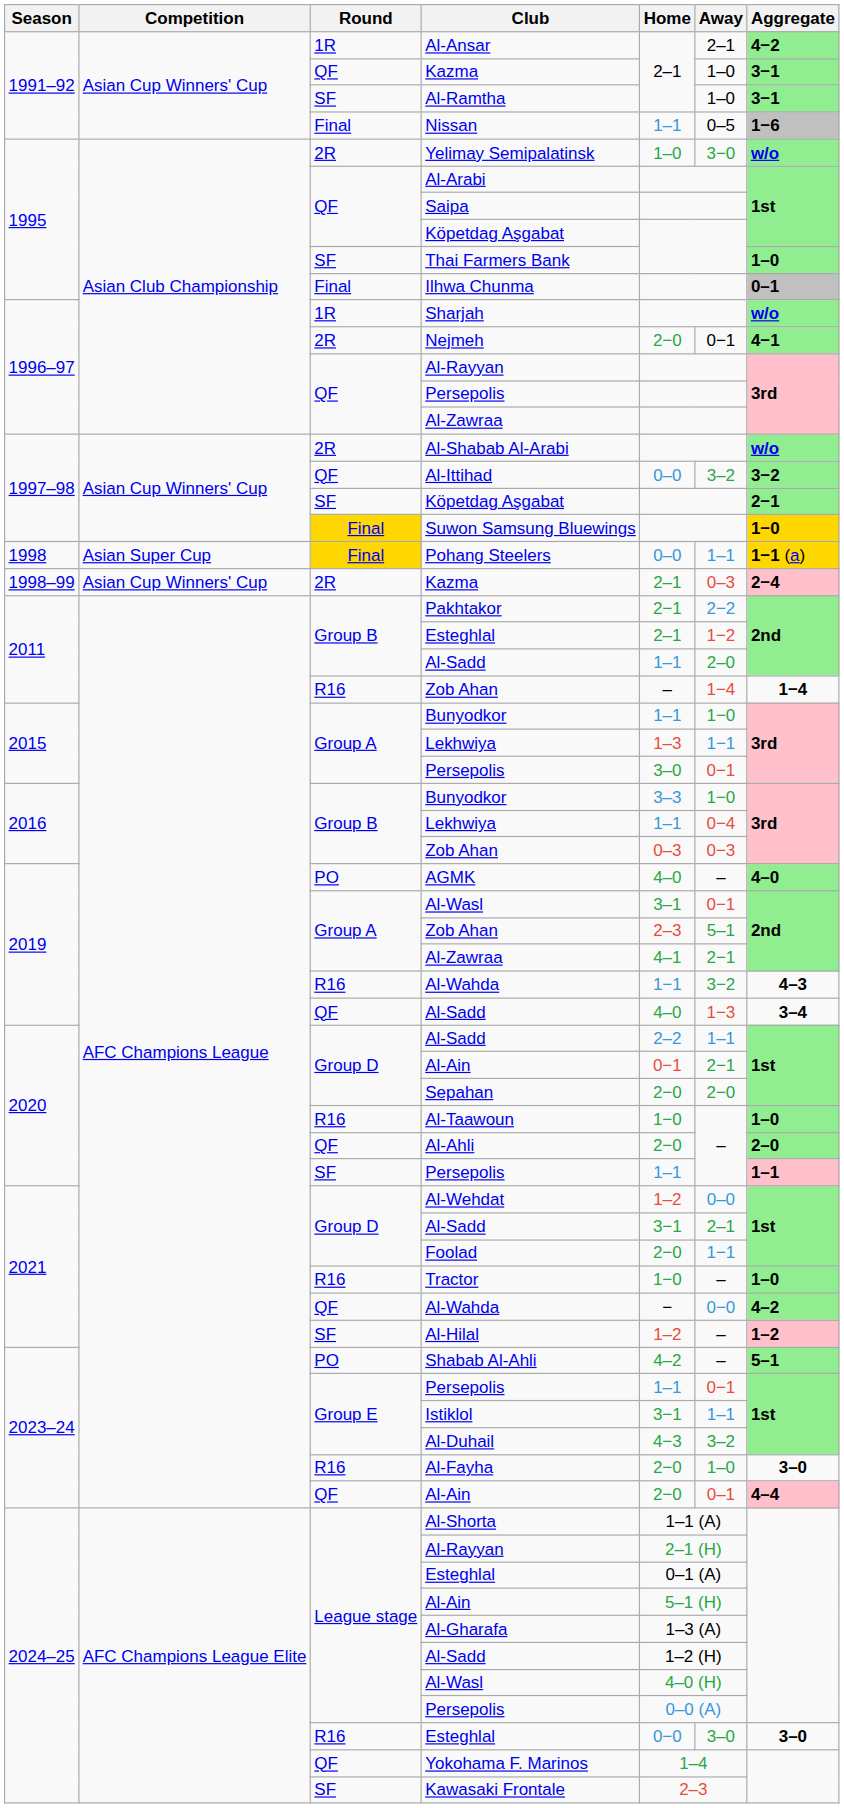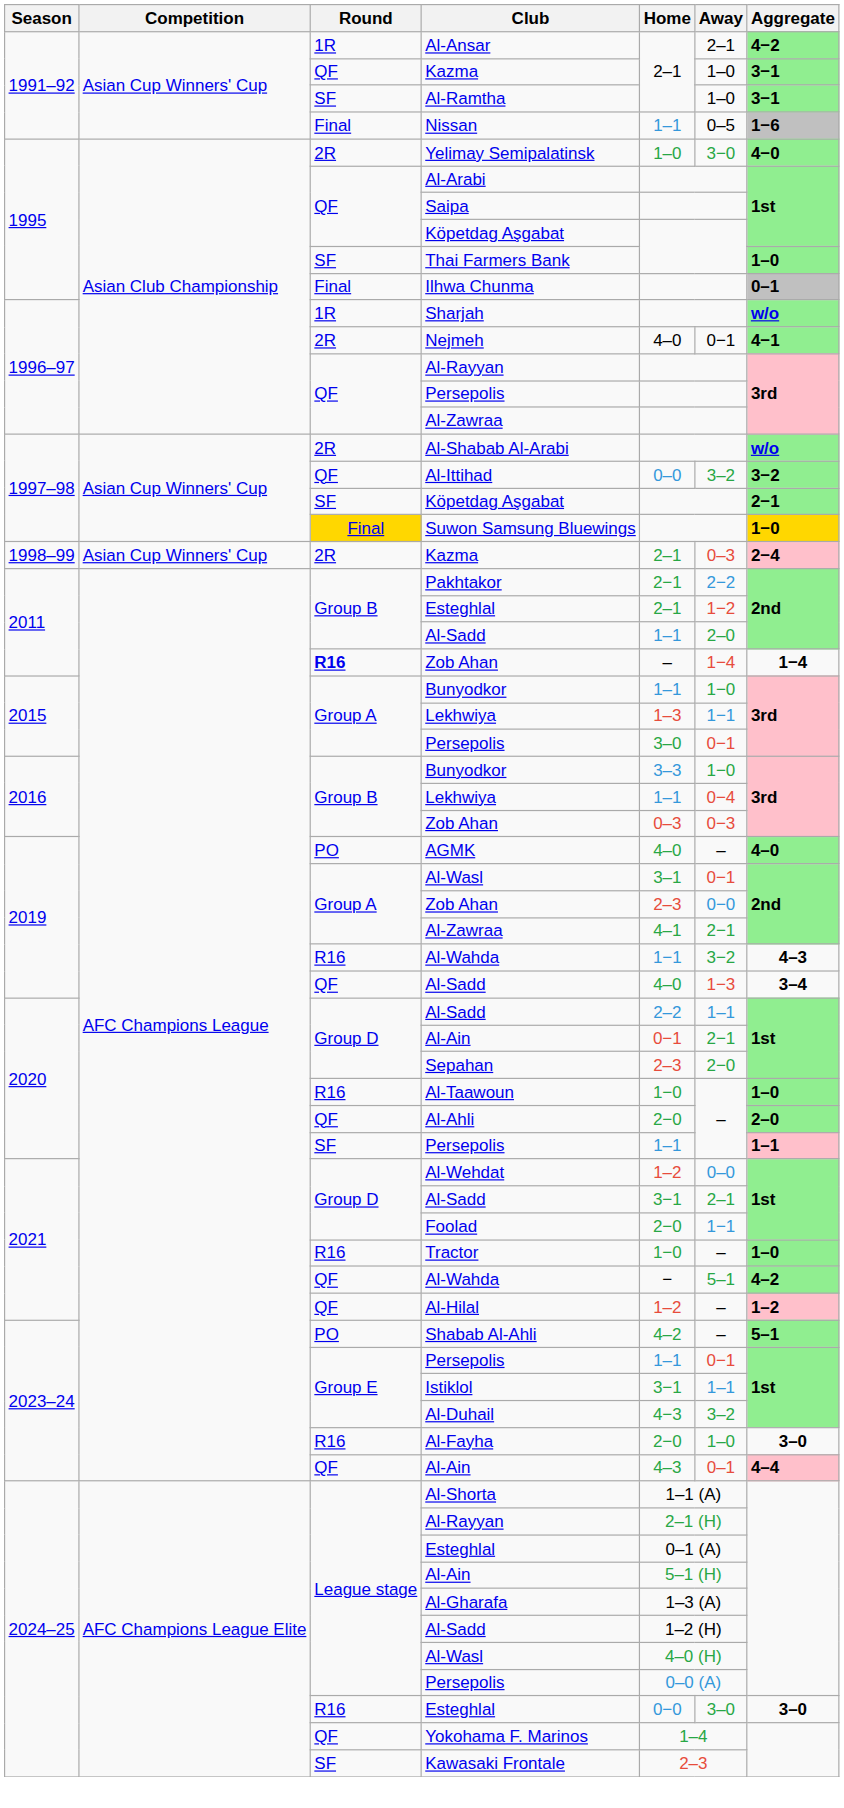(765, 153) w/o -> (765, 153) 4−0
(667, 341) 2−0 -> (667, 341) 4–0
- row: (27, 555)
(330, 690) normal -> (330, 663) bold
(721, 931) 5–1 -> (721, 904) 0−0
(667, 1092) 2−0 -> (667, 1065) 2–3
(721, 1307) 0−0 -> (721, 1280) 5–1
(325, 1334) SF -> (326, 1307) QF
(667, 1495) 2−0 -> (667, 1468) 4–3
